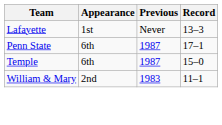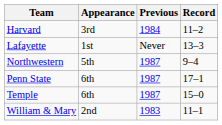+ row: (24, 29)
+ row: (35, 62)
